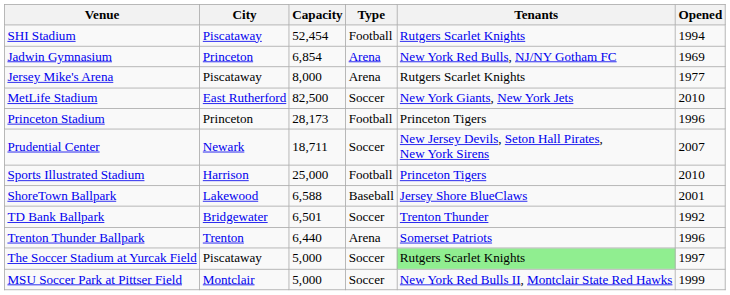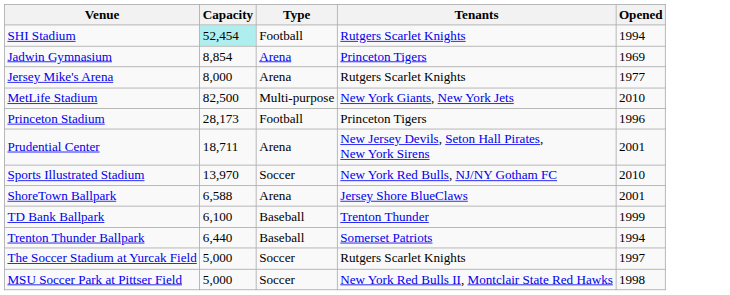- column: (245, 14)
(310, 35) no background -> (221, 35) paleturquoise background
(307, 56) 6,854 -> (218, 56) 8,854
(508, 56) New York Red Bulls, NJ/NY Gotham FC -> (383, 56) Princeton Tigers
(366, 98) Soccer -> (297, 98) Multi-purpose
(366, 147) Soccer -> (275, 147) Arena
(692, 147) 2007 -> (632, 147) 2001
(310, 175) 25,000 -> (221, 175) 13,970
(371, 175) Football -> (277, 175) Soccer
(443, 175) Princeton Tigers -> (449, 175) New York Red Bulls, NJ/NY Gotham FC
(371, 196) Baseball -> (275, 196) Arena
(307, 216) 6,501 -> (218, 216) 6,100
(366, 216) Soccer -> (282, 216) Baseball
(692, 216) 1992 -> (632, 216) 1999
(365, 237) Arena -> (282, 237) Baseball
(692, 237) 1996 -> (632, 237) 1994
(463, 258) lightgreen background -> (403, 258) no background
(692, 279) 1999 -> (632, 279) 1998
